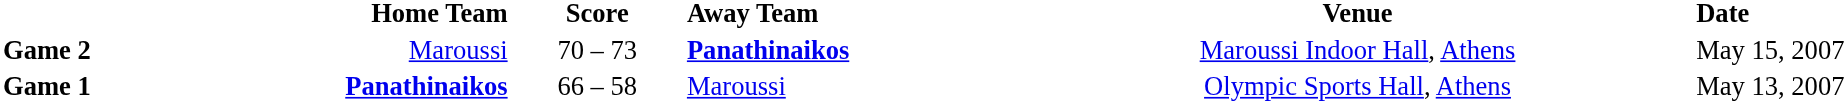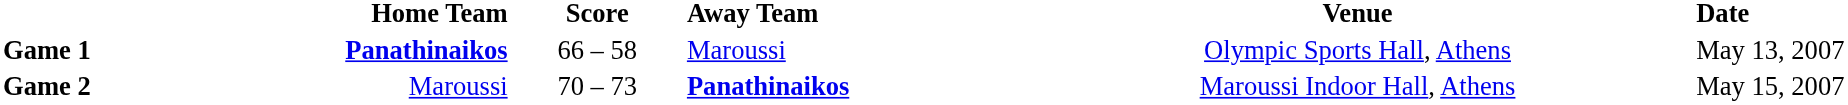rows swapped: (47, 86) <-> (47, 50)
